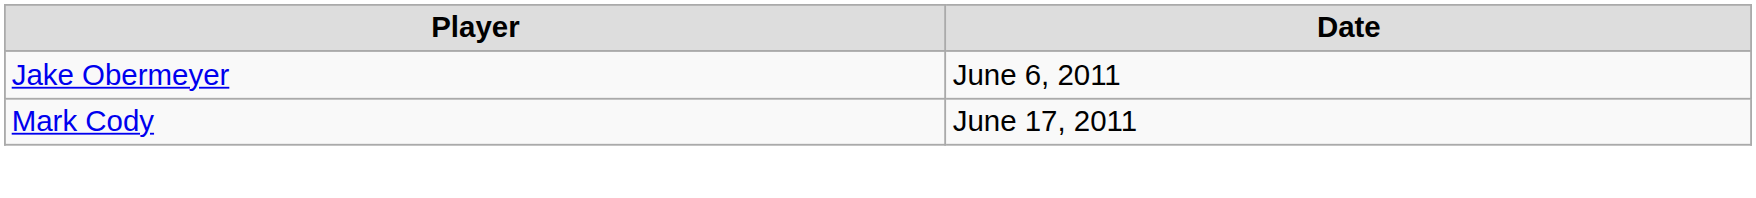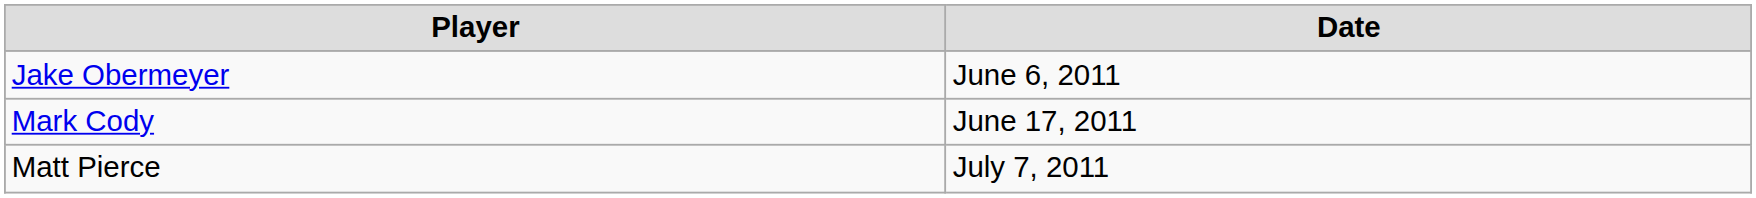+ row: (86, 167)
